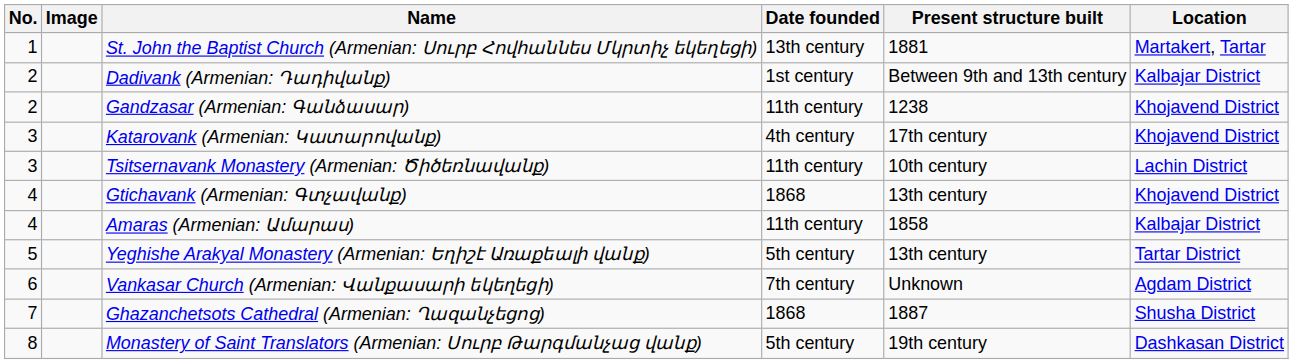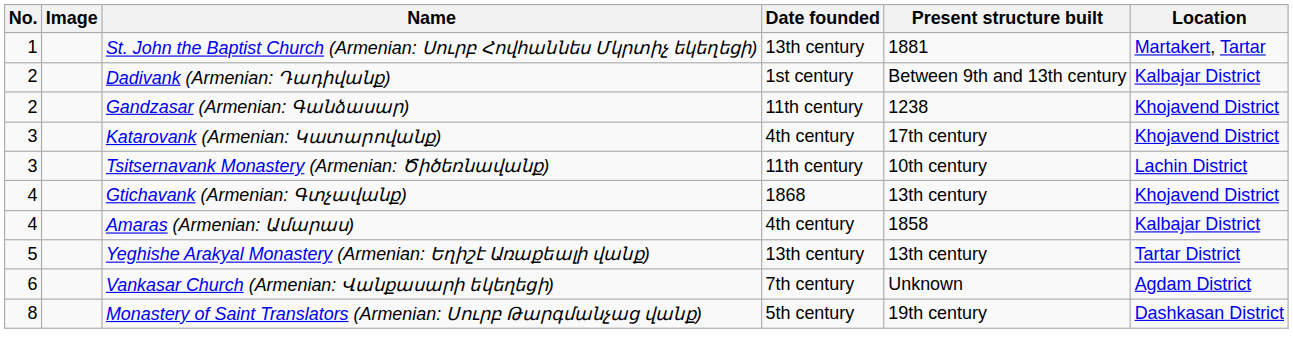(814, 224) 11th century -> (810, 224) 4th century
(810, 254) 5th century -> (815, 254) 13th century
- row: (325, 314)
